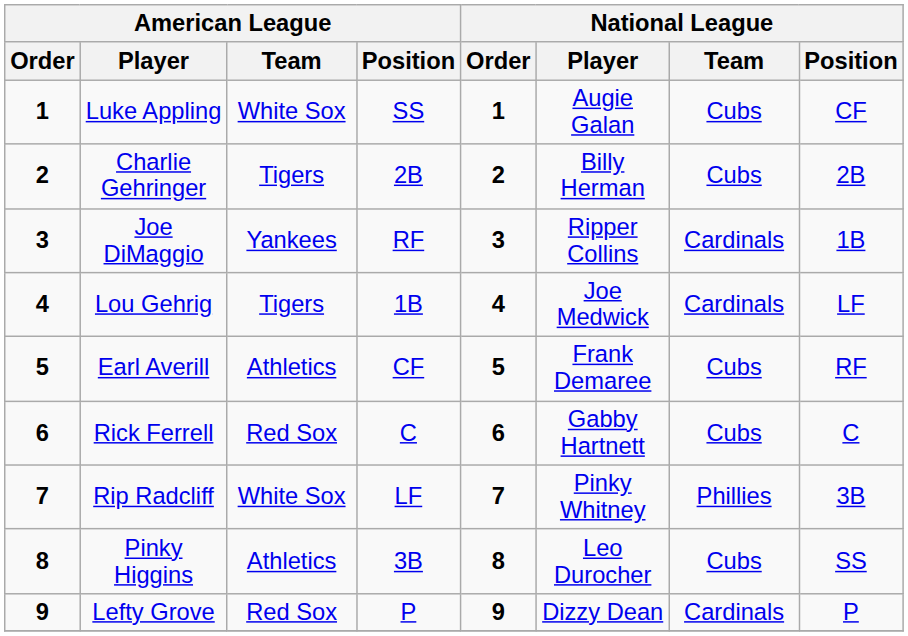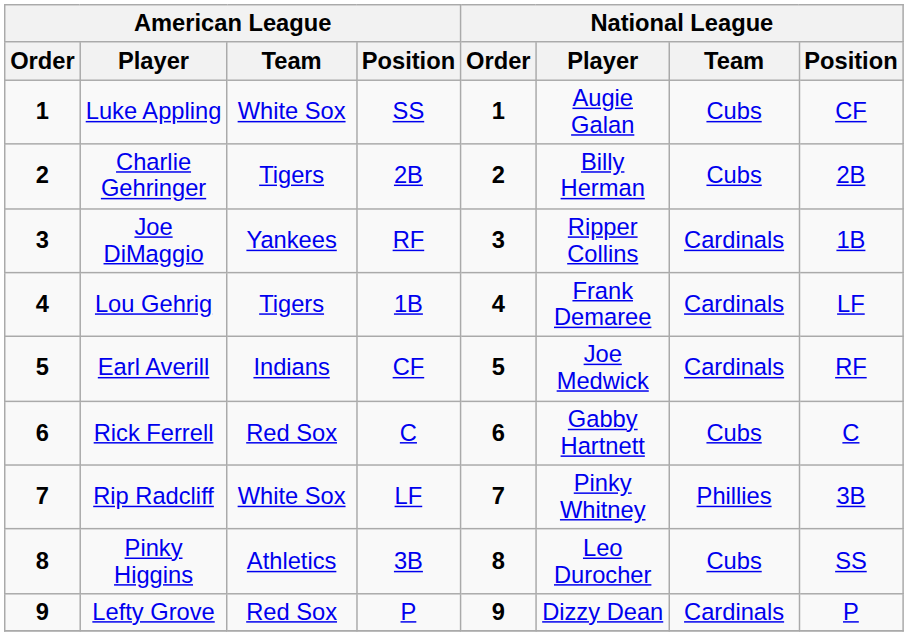(603, 304) Joe Medwick -> (603, 304) Frank Demaree
(292, 368) Athletics -> (292, 368) Indians
(603, 368) Frank Demaree -> (603, 368) Joe Medwick
(734, 368) Cubs -> (734, 368) Cardinals
